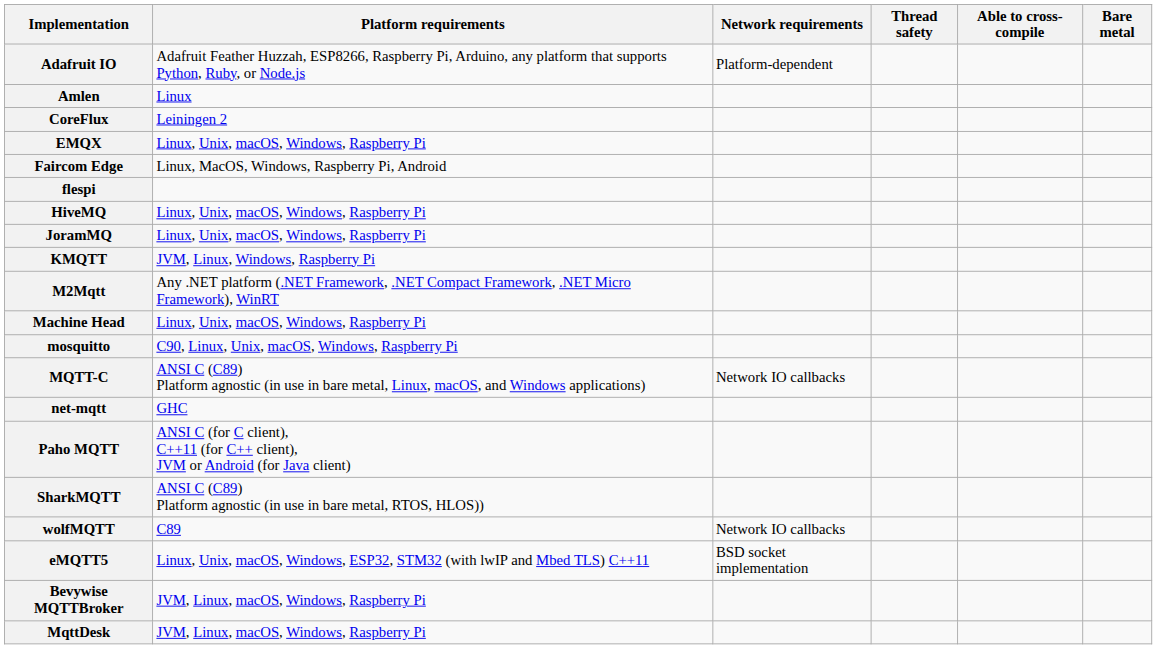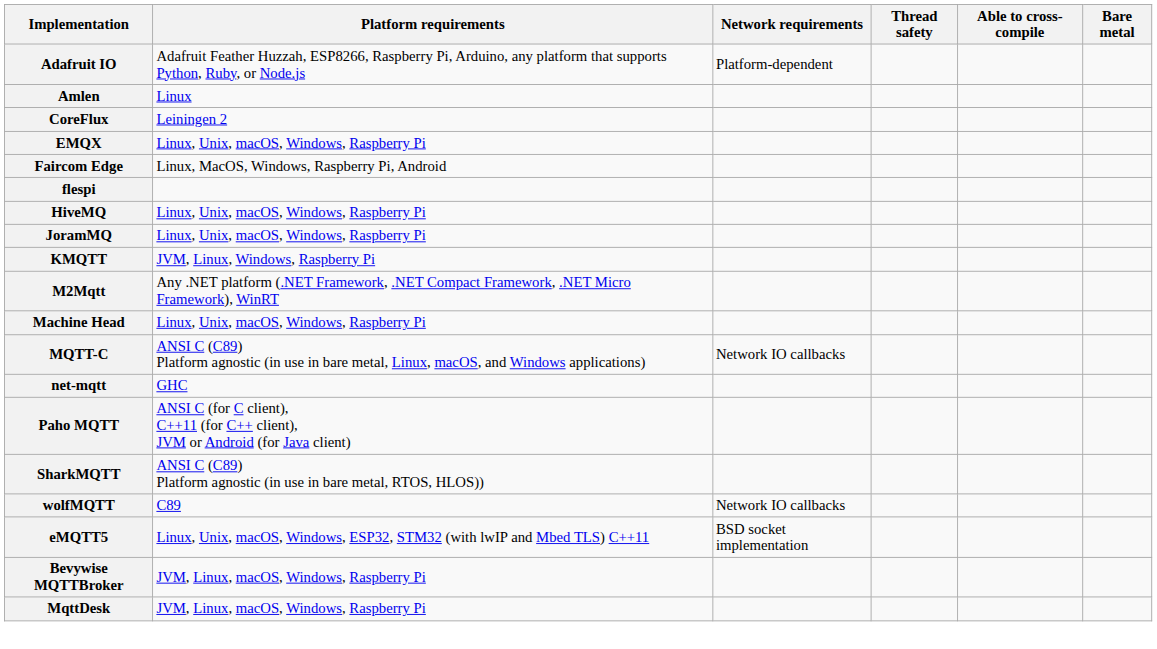- row: (79, 345)
